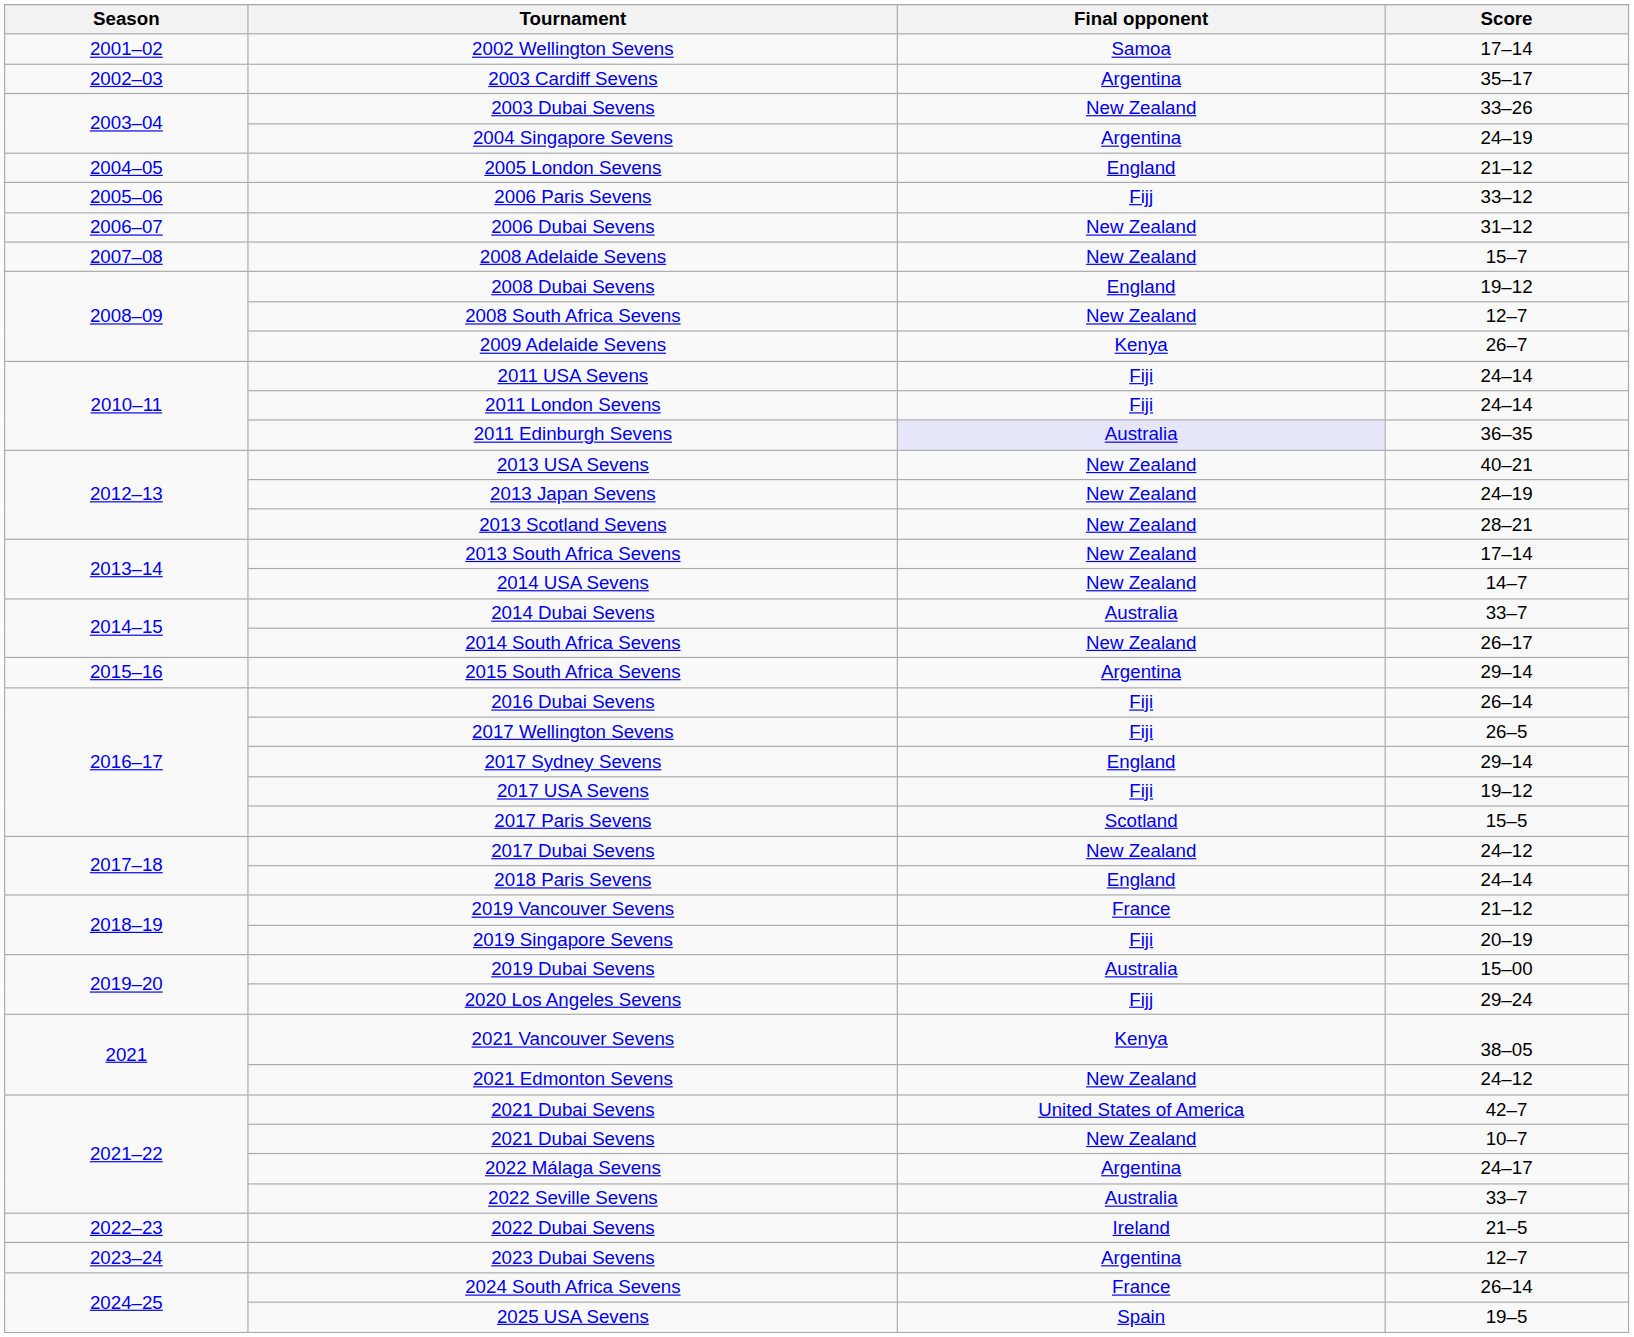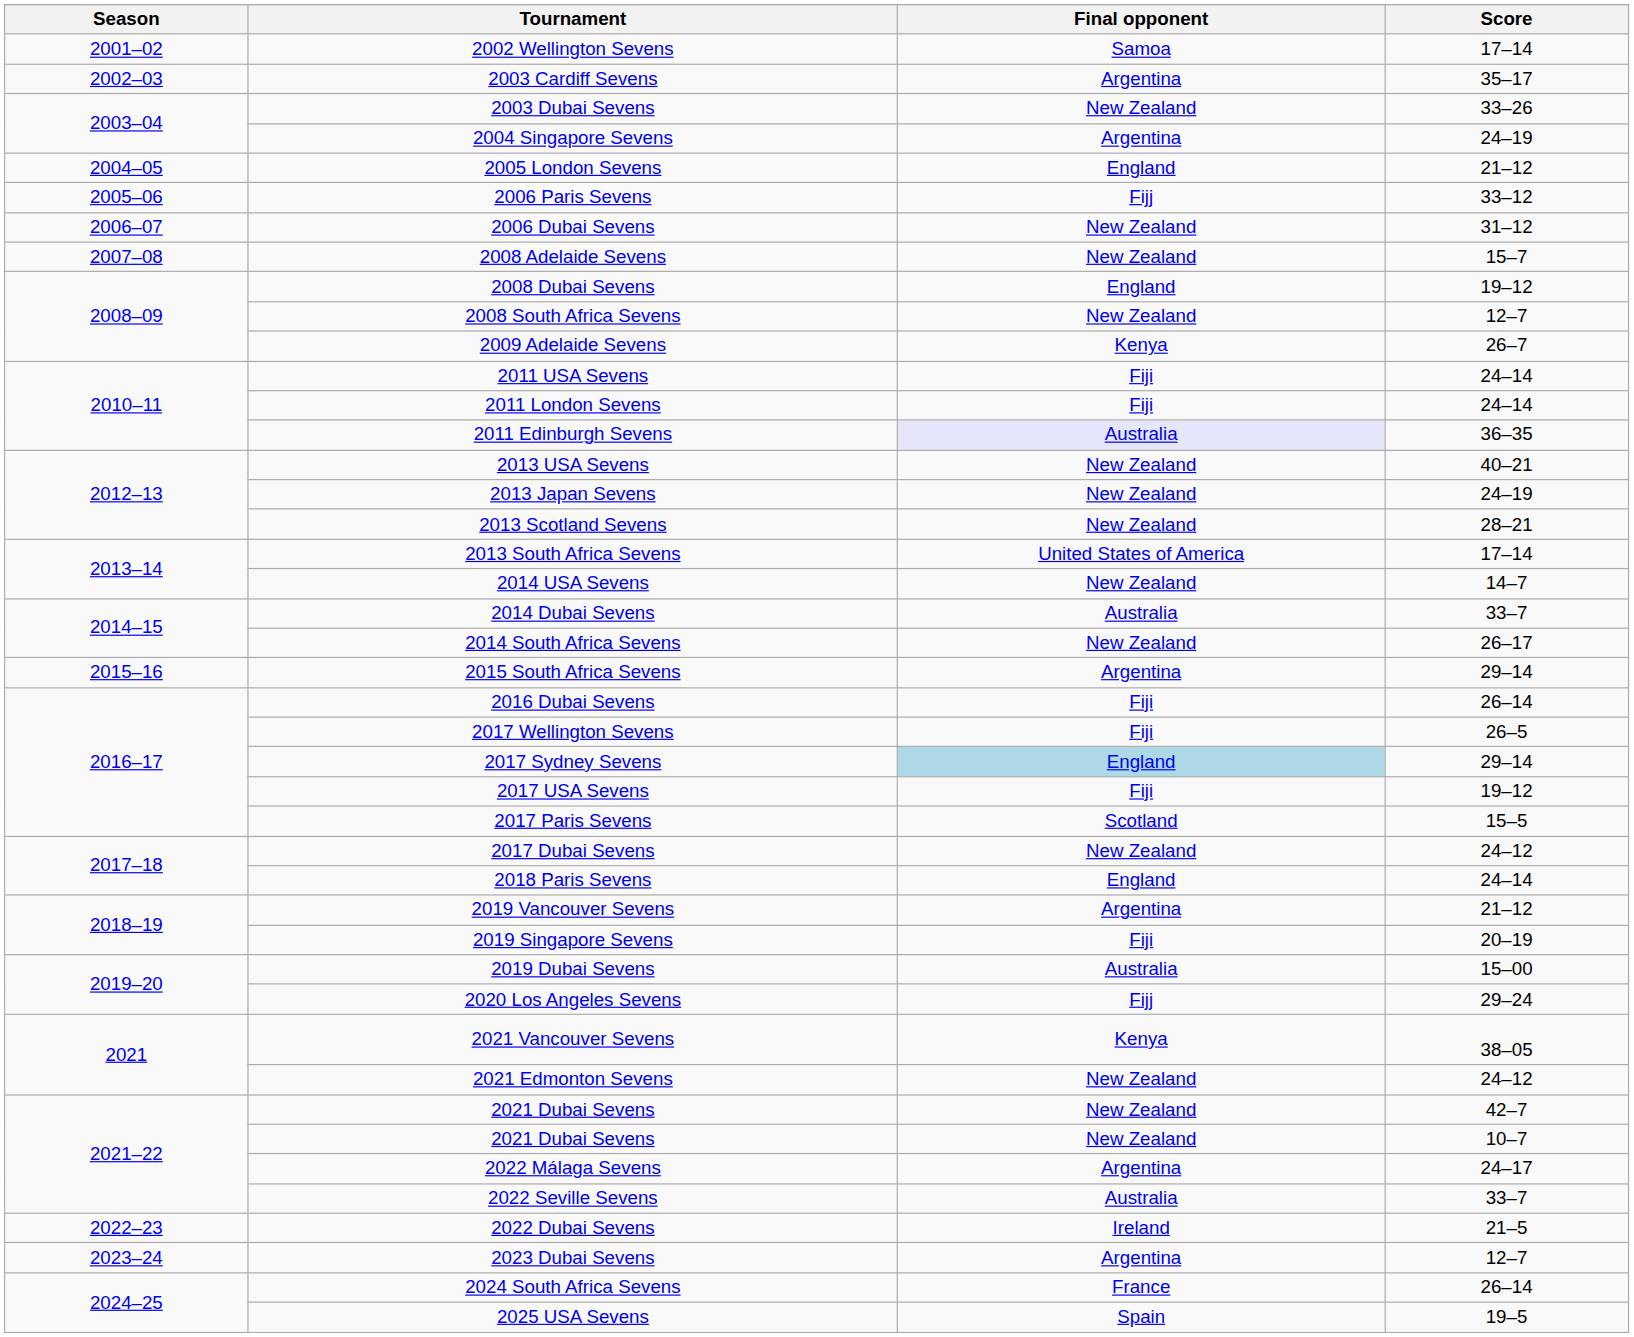(1141, 553) New Zealand -> (1141, 553) United States of America
(1141, 761) no background -> (1141, 761) lightblue background
(1141, 910) France -> (1141, 910) Argentina
(1141, 1109) United States of America -> (1141, 1109) New Zealand
